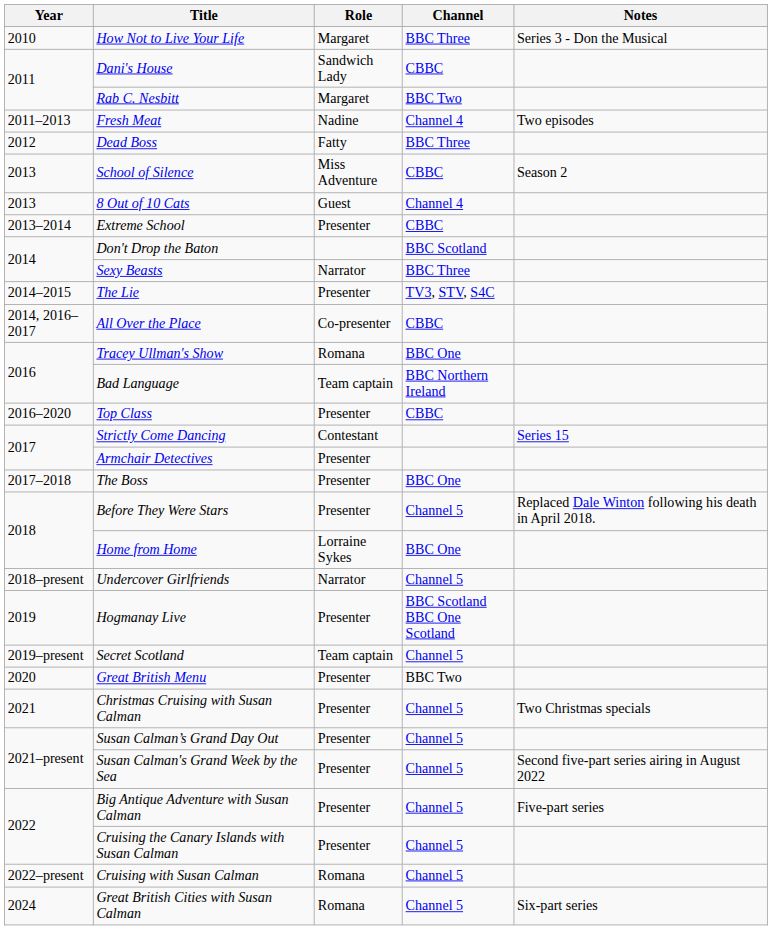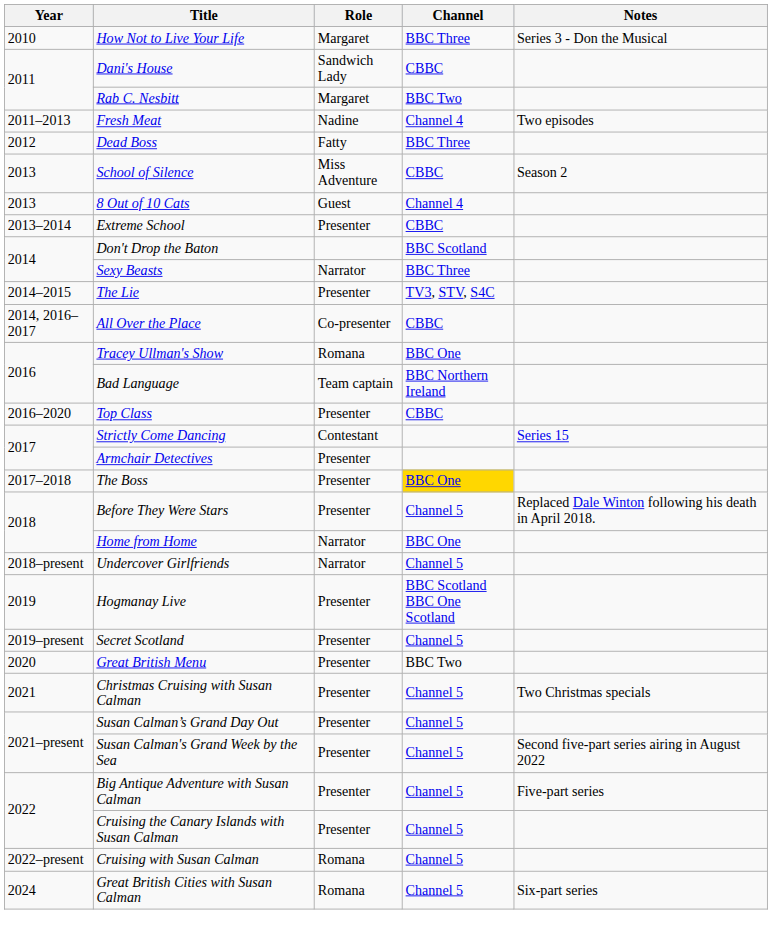(433, 480) no background -> (433, 480) gold background
(342, 549) Lorraine Sykes -> (342, 541) Narrator
(355, 655) Team captain -> (344, 640) Presenter
